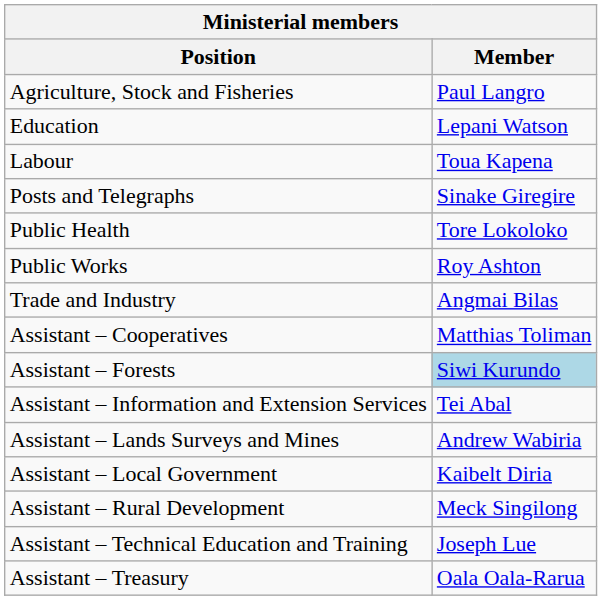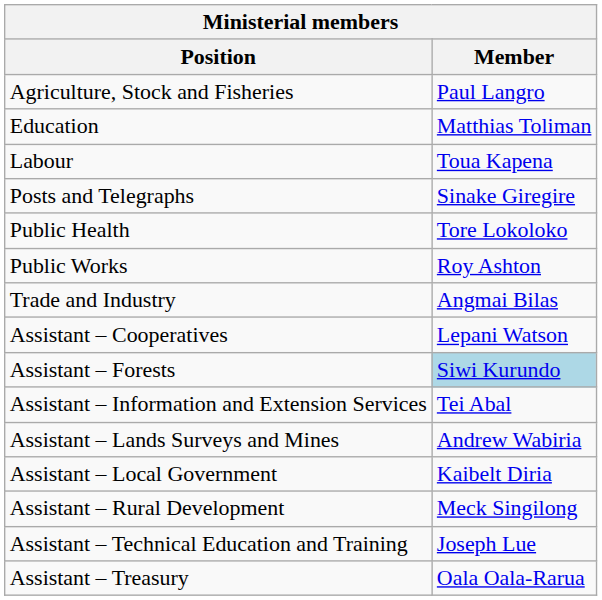(502, 126) Lepani Watson -> (514, 126) Matthias Toliman
(514, 334) Matthias Toliman -> (502, 334) Lepani Watson
